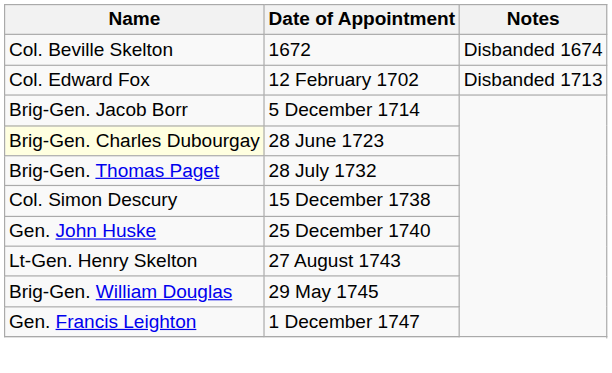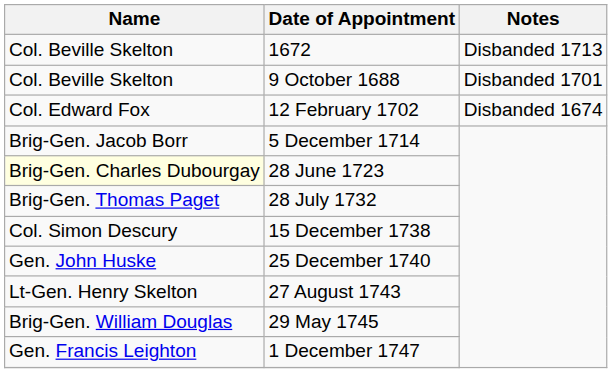(533, 49) Disbanded 1674 -> (533, 49) Disbanded 1713
+ row: (334, 79)
(533, 79) Disbanded 1713 -> (533, 110) Disbanded 1674
